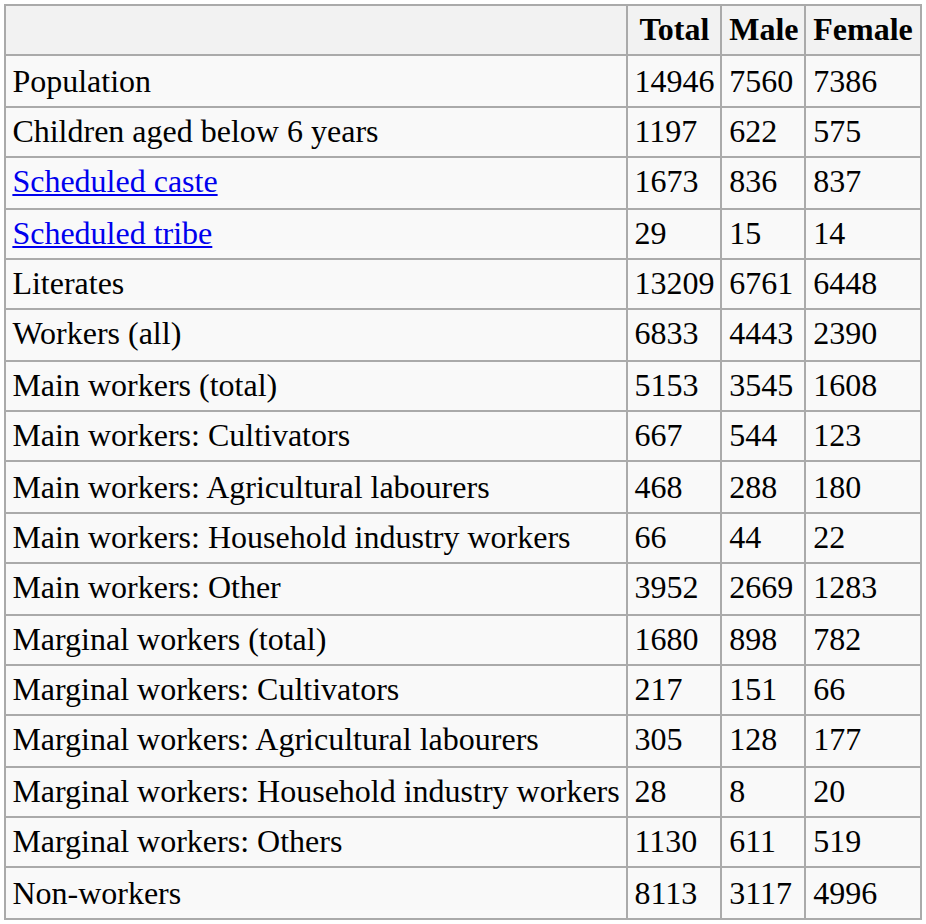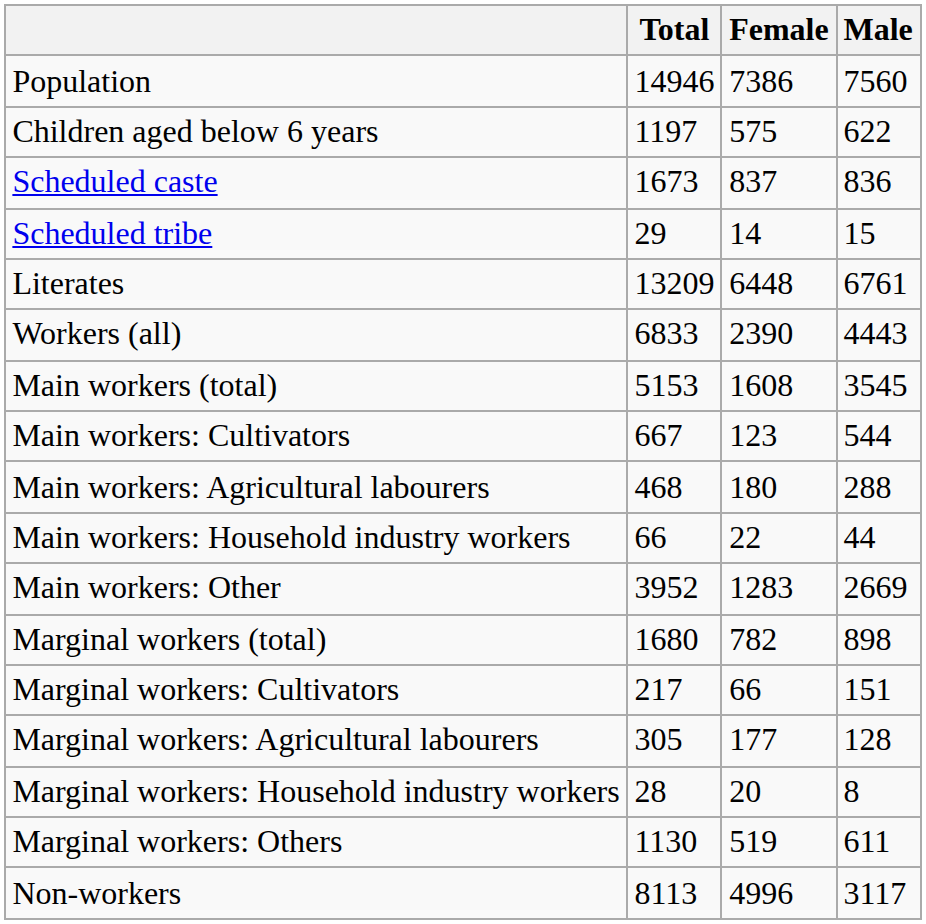columns swapped: (764, 29) <-> (863, 29)
